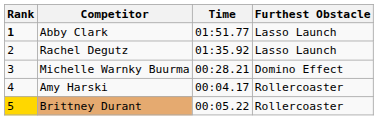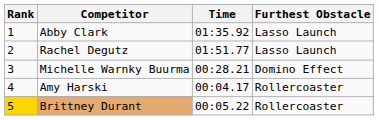(11, 32) bold -> (11, 32) normal
(222, 32) 01:51.77 -> (222, 32) 01:35.92
(222, 51) 01:35.92 -> (222, 51) 01:51.77
